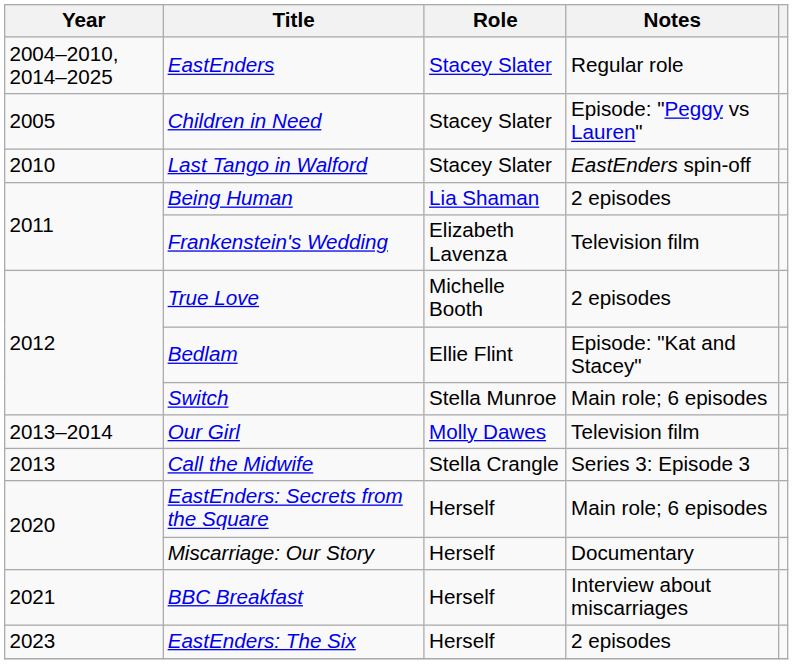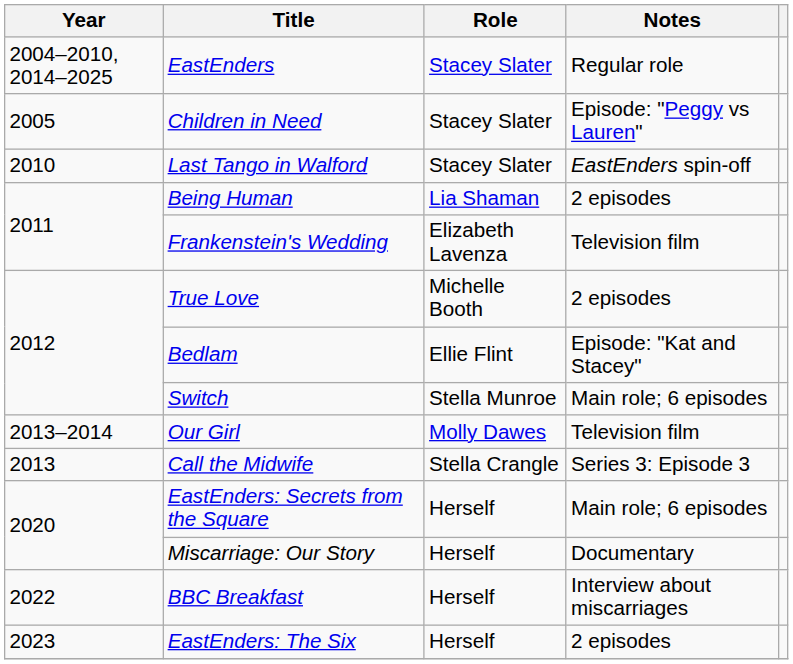(32, 597) 2021 -> (32, 597) 2022
